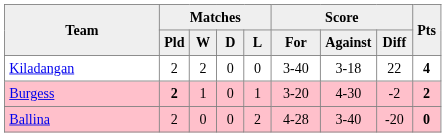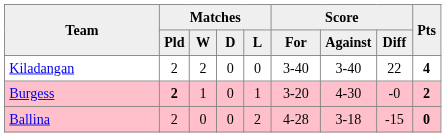(348, 68) 3-18 -> (348, 68) 3-40
(394, 93) -2 -> (394, 93) -0
(348, 119) 3-40 -> (348, 119) 3-18
(394, 119) -20 -> (394, 119) -15
